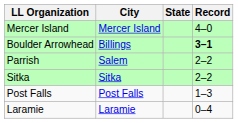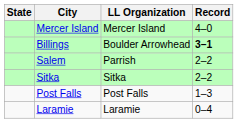columns swapped: (178, 12) <-> (50, 12)
